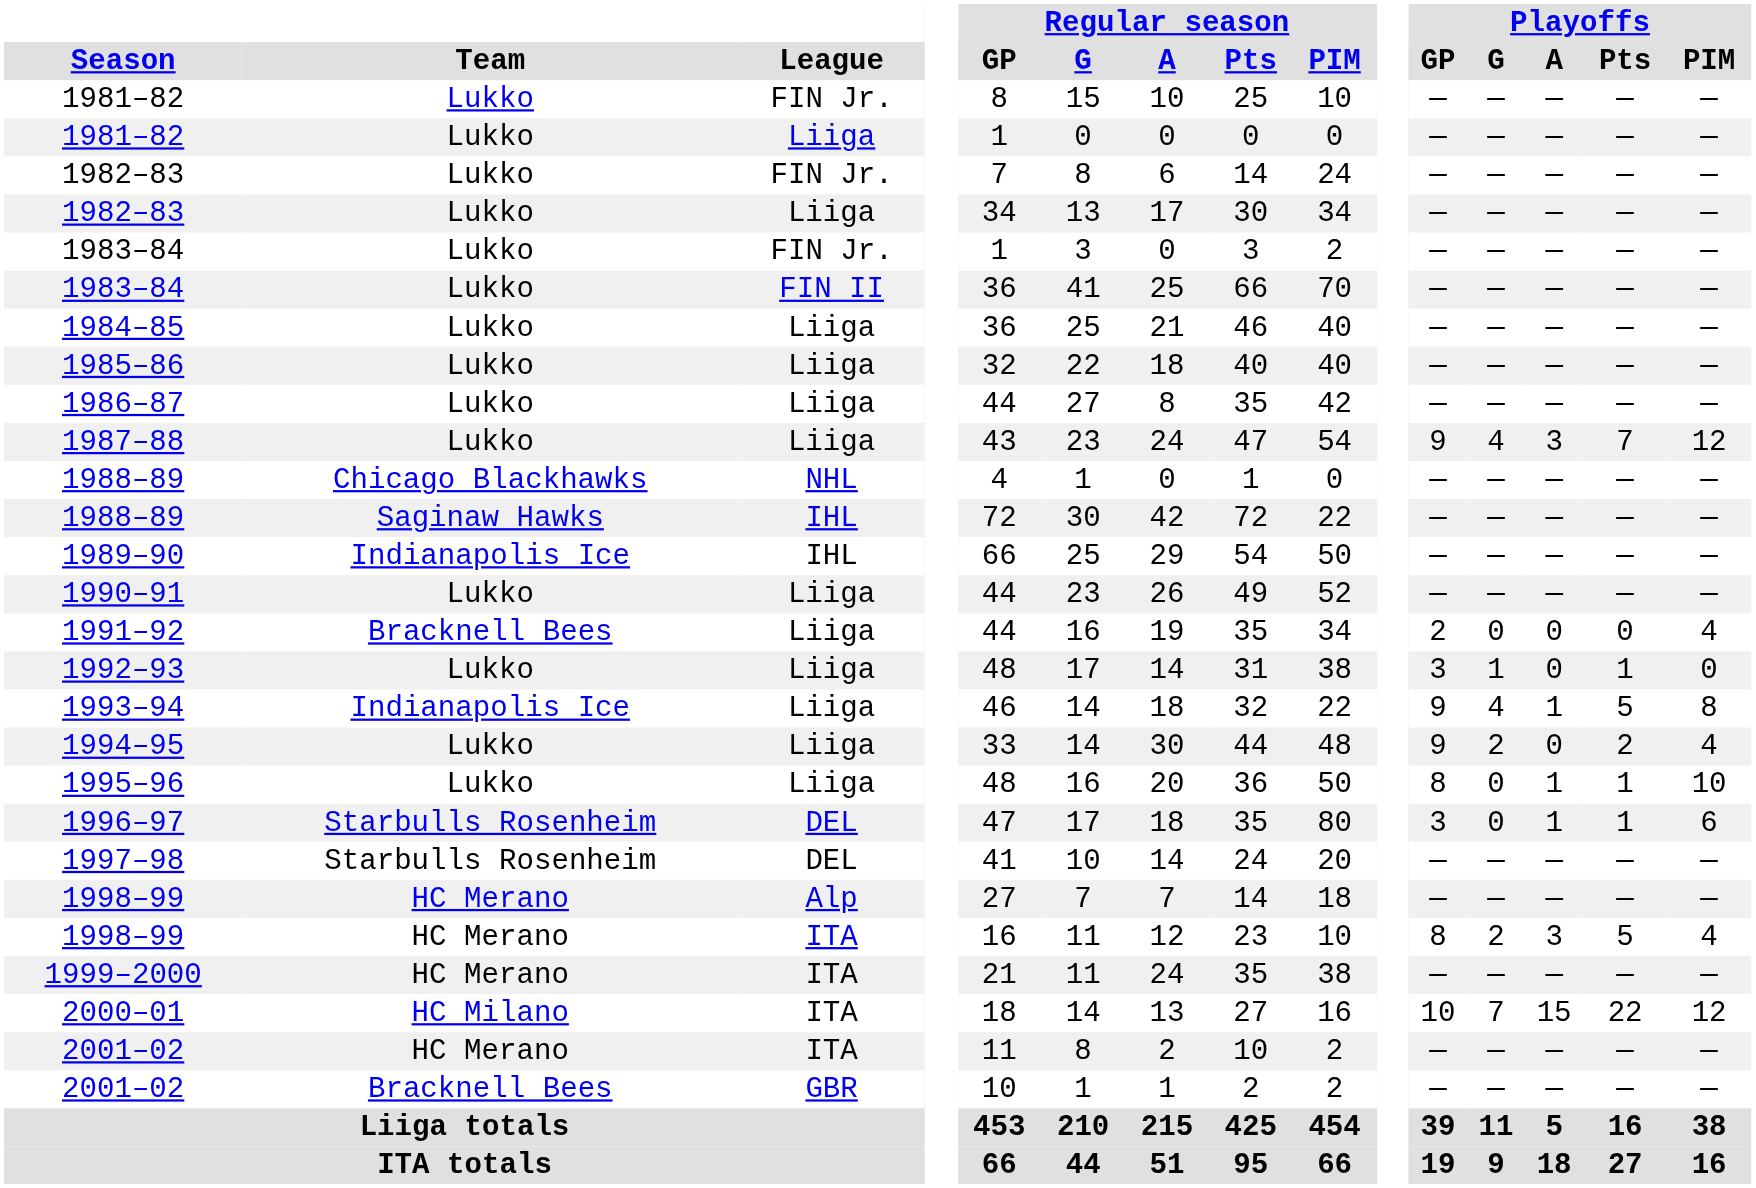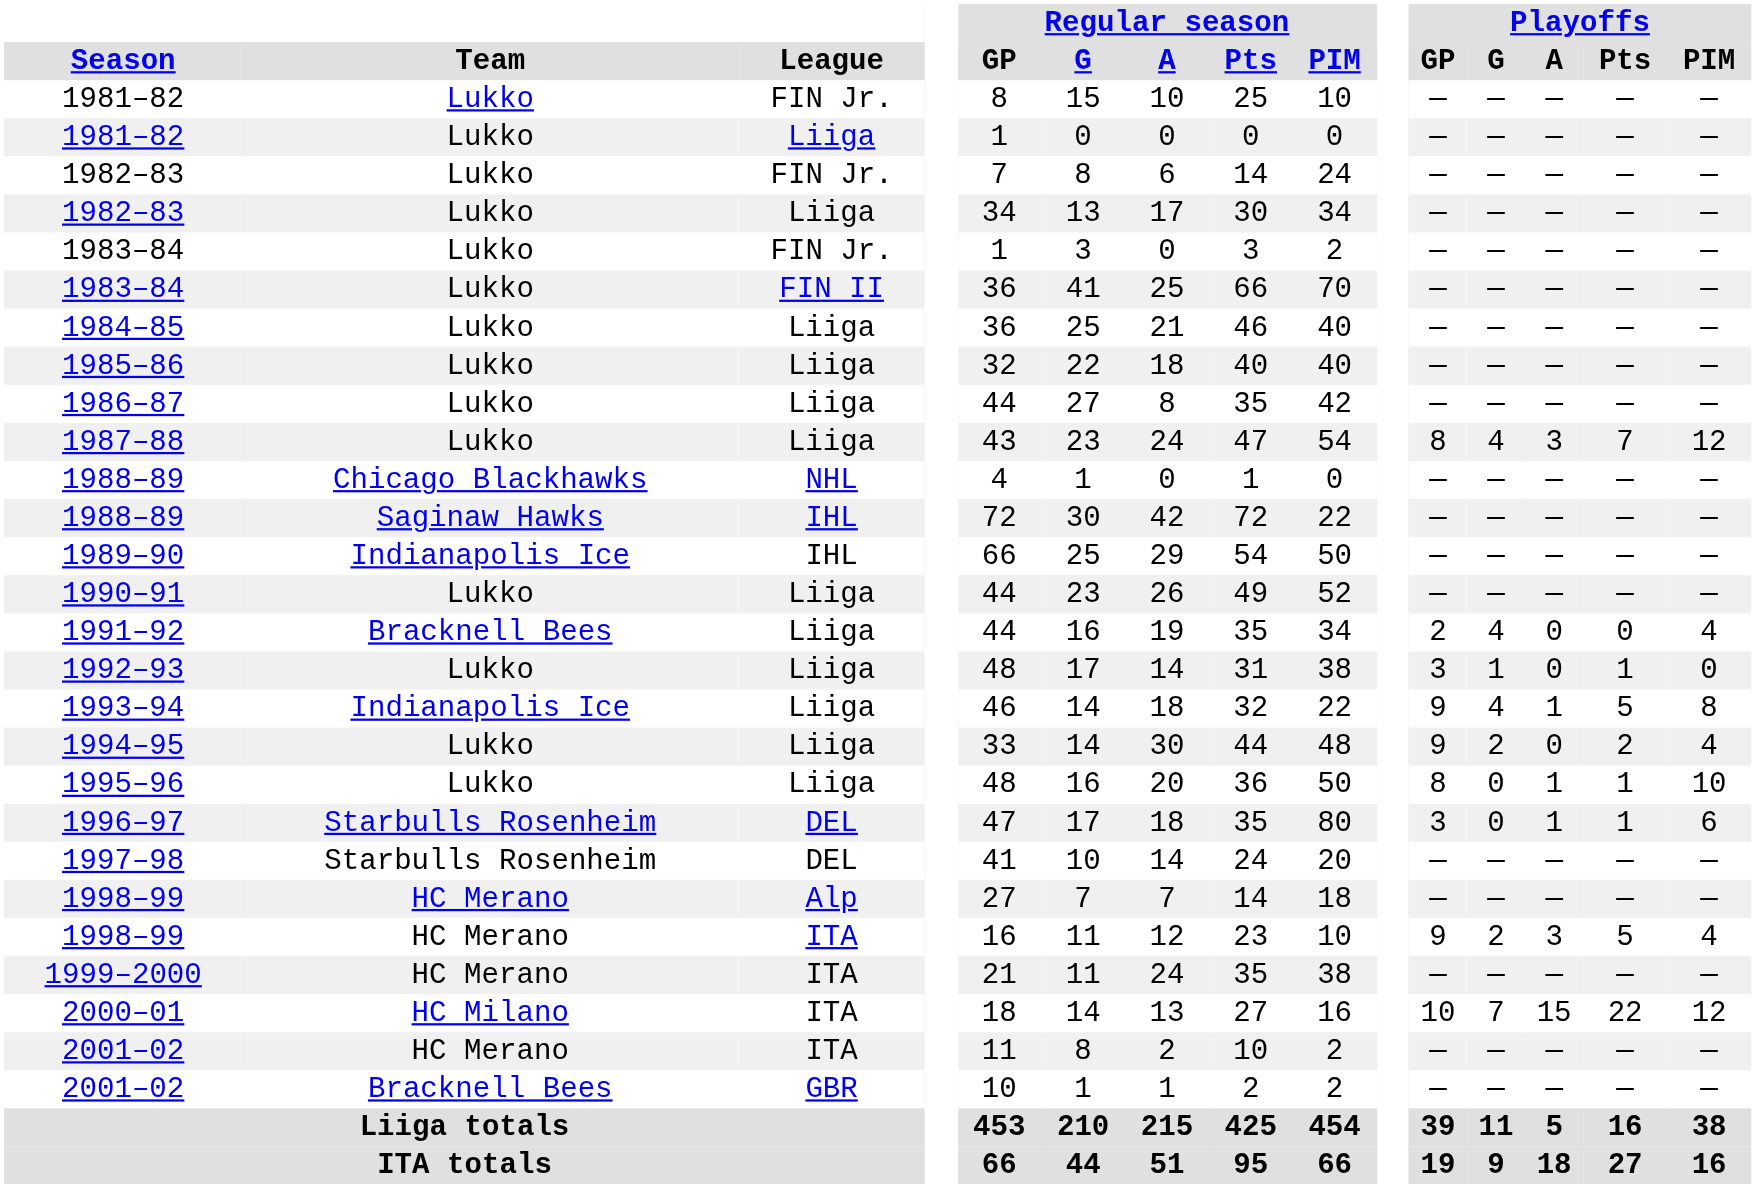(1438, 442) 9 -> (1438, 442) 8
(1496, 632) 0 -> (1496, 632) 4
(1438, 937) 8 -> (1438, 937) 9
